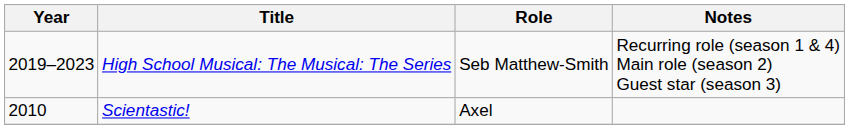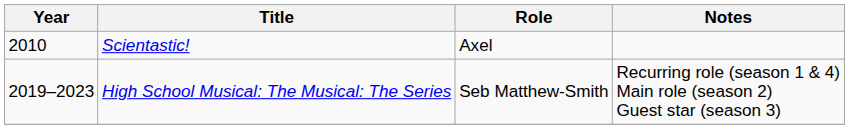rows swapped: (146, 110) <-> (277, 64)
